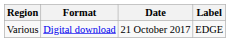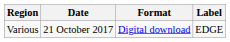columns swapped: (156, 12) <-> (80, 12)
